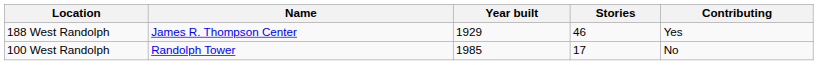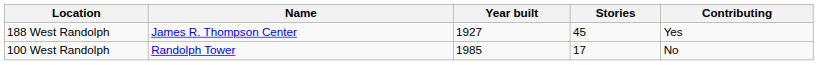(469, 32) 1929 -> (469, 32) 1927
(579, 32) 46 -> (579, 32) 45
